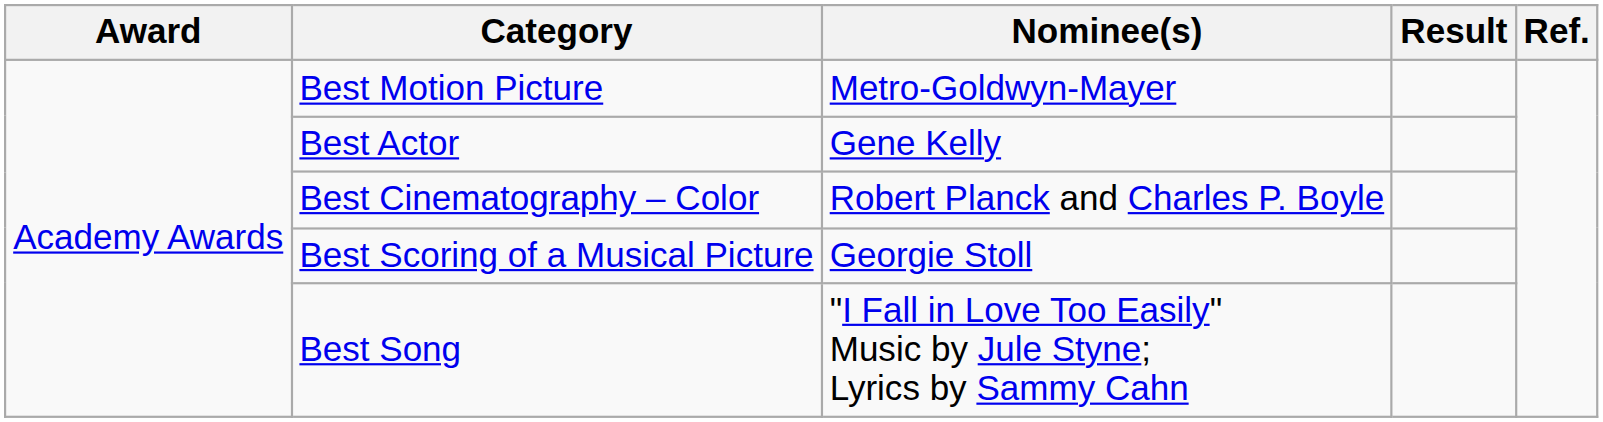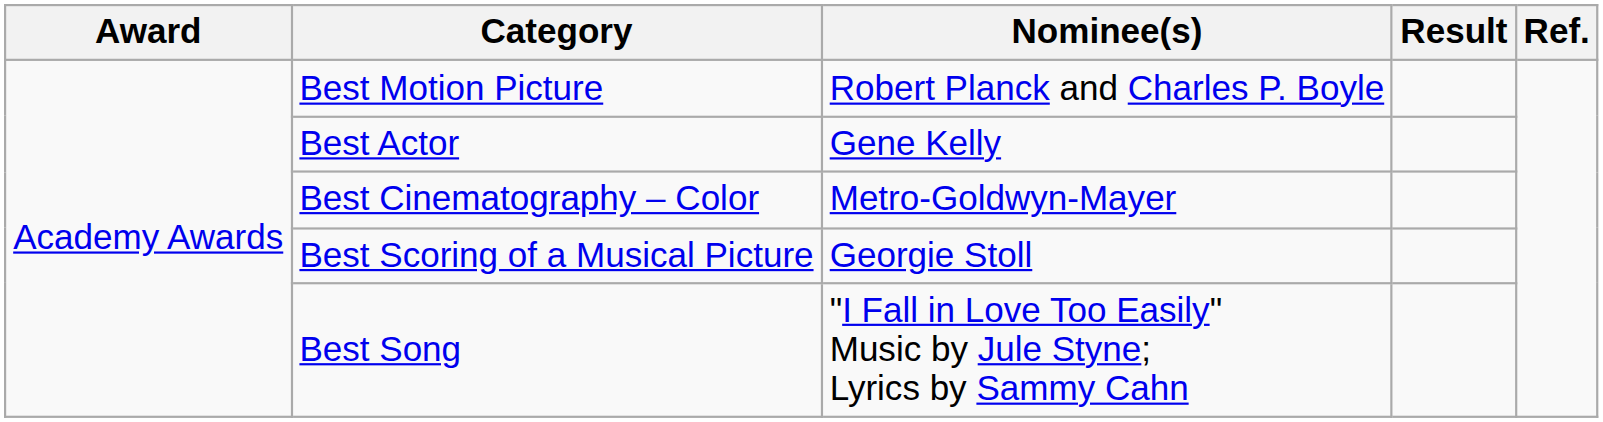(1003, 87) Metro-Goldwyn-Mayer -> (1107, 87) Robert Planck and Charles P. Boyle
(1107, 198) Robert Planck and Charles P. Boyle -> (1003, 198) Metro-Goldwyn-Mayer
